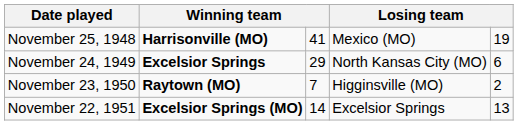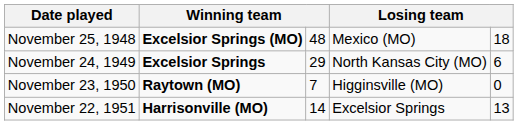(205, 39) Harrisonville (MO) -> (223, 39) Excelsior Springs (MO)
(317, 39) 41 -> (317, 39) 48
(502, 39) 19 -> (502, 39) 18
(498, 85) 2 -> (498, 85) 0
(223, 108) Excelsior Springs (MO) -> (205, 108) Harrisonville (MO)
